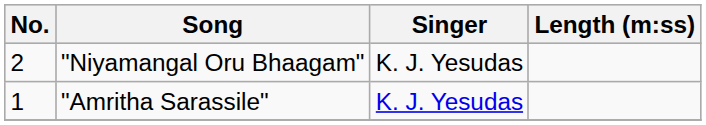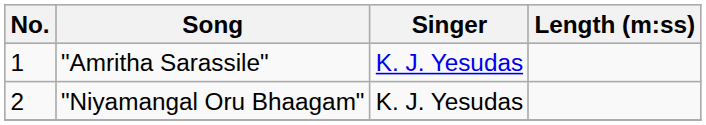rows swapped: (165, 101) <-> (213, 63)
